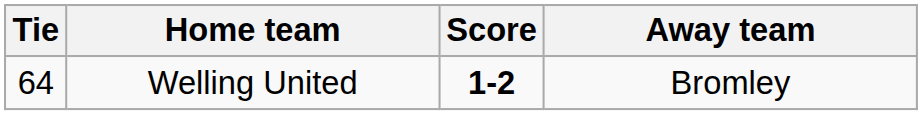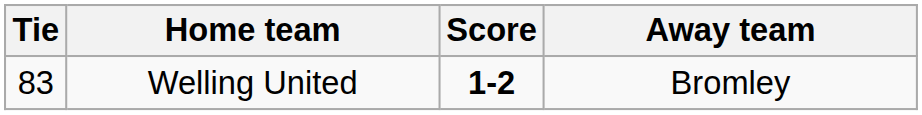(36, 82) 64 -> (36, 82) 83
